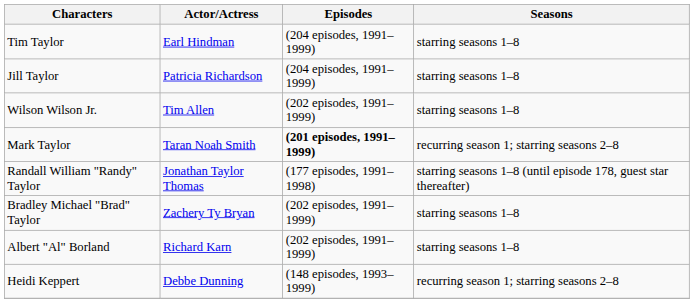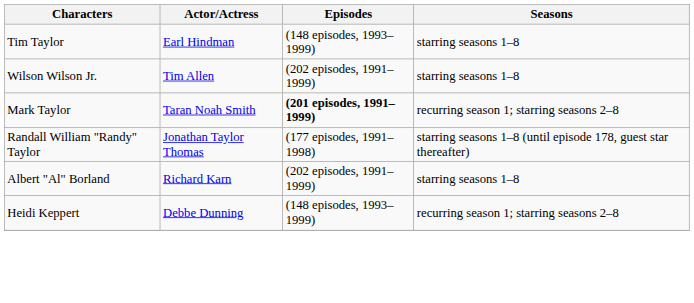(340, 41) (204 episodes, 1991–1999) -> (340, 41) (148 episodes, 1993–1999)
- row: (33, 75)
- row: (69, 213)
